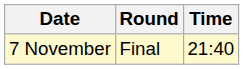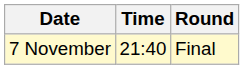columns swapped: (211, 19) <-> (149, 19)
